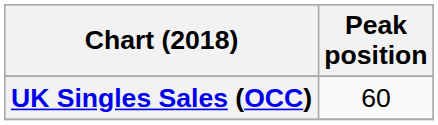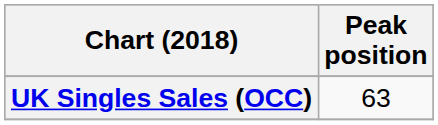(376, 97) 60 -> (376, 97) 63
